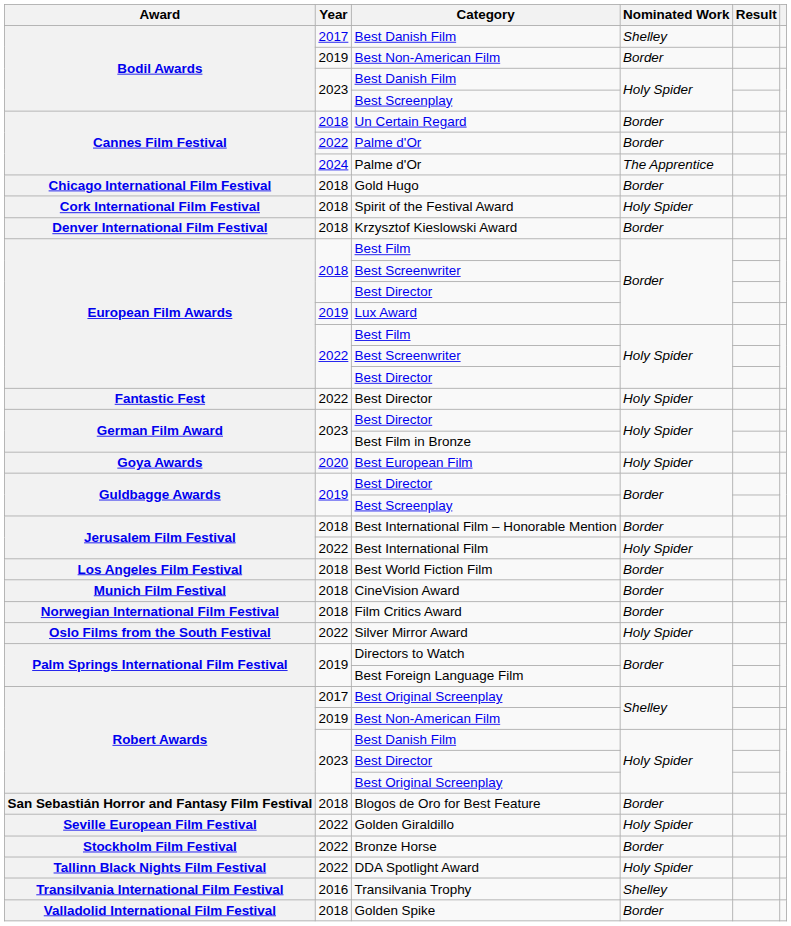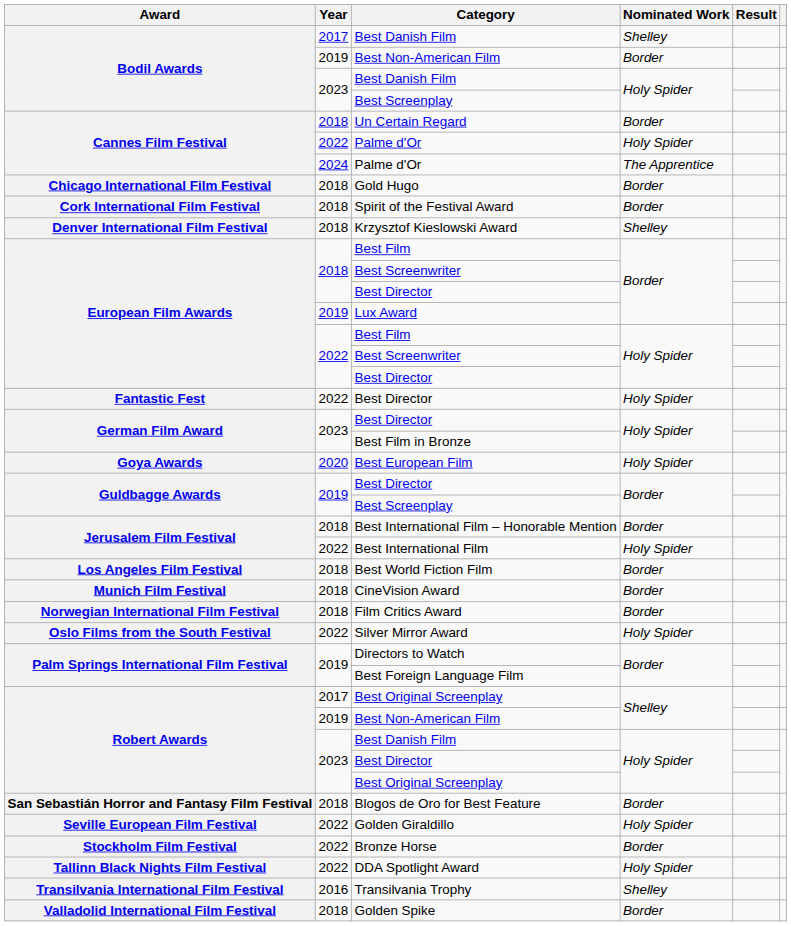(643, 143) Border -> (658, 143) Holy Spider
(658, 206) Holy Spider -> (643, 206) Border
(643, 228) Border -> (645, 228) Shelley
